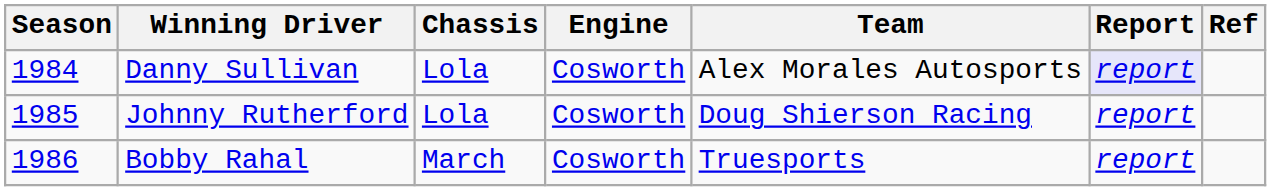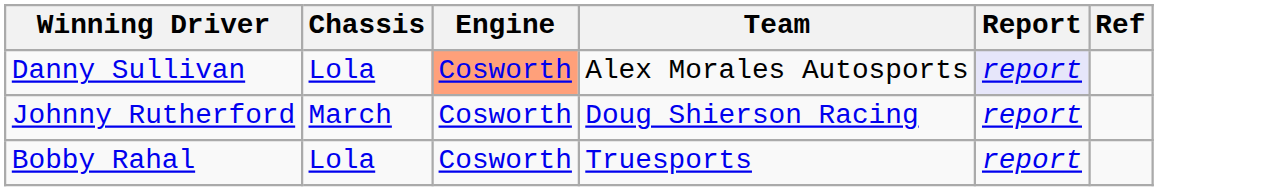- column: (62, 28)
(619, 73) no background -> (505, 73) lightsalmon background
(455, 118) Lola -> (350, 118) March
(464, 162) March -> (342, 162) Lola
